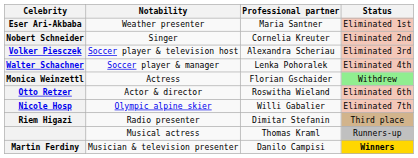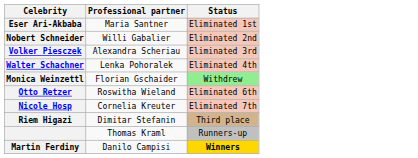- column: (163, 11)
(291, 38) Cornelia Kreuter -> (136, 38) Willi Gabalier
(291, 106) Willi Gabalier -> (136, 106) Cornelia Kreuter
